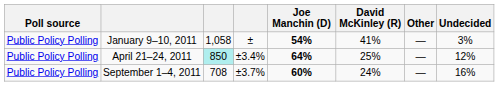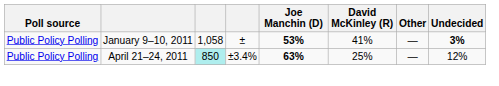(302, 40) 54% -> (294, 40) 53%
(465, 40) normal -> (457, 40) bold
(302, 56) 64% -> (294, 56) 63%
- row: (152, 72)
